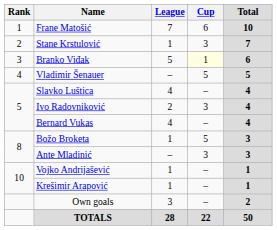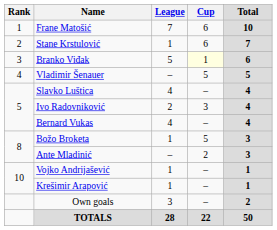(206, 44) 3 -> (206, 44) 6
(206, 154) 3 -> (206, 154) 2
